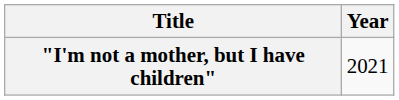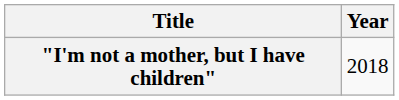(368, 66) 2021 -> (368, 66) 2018
